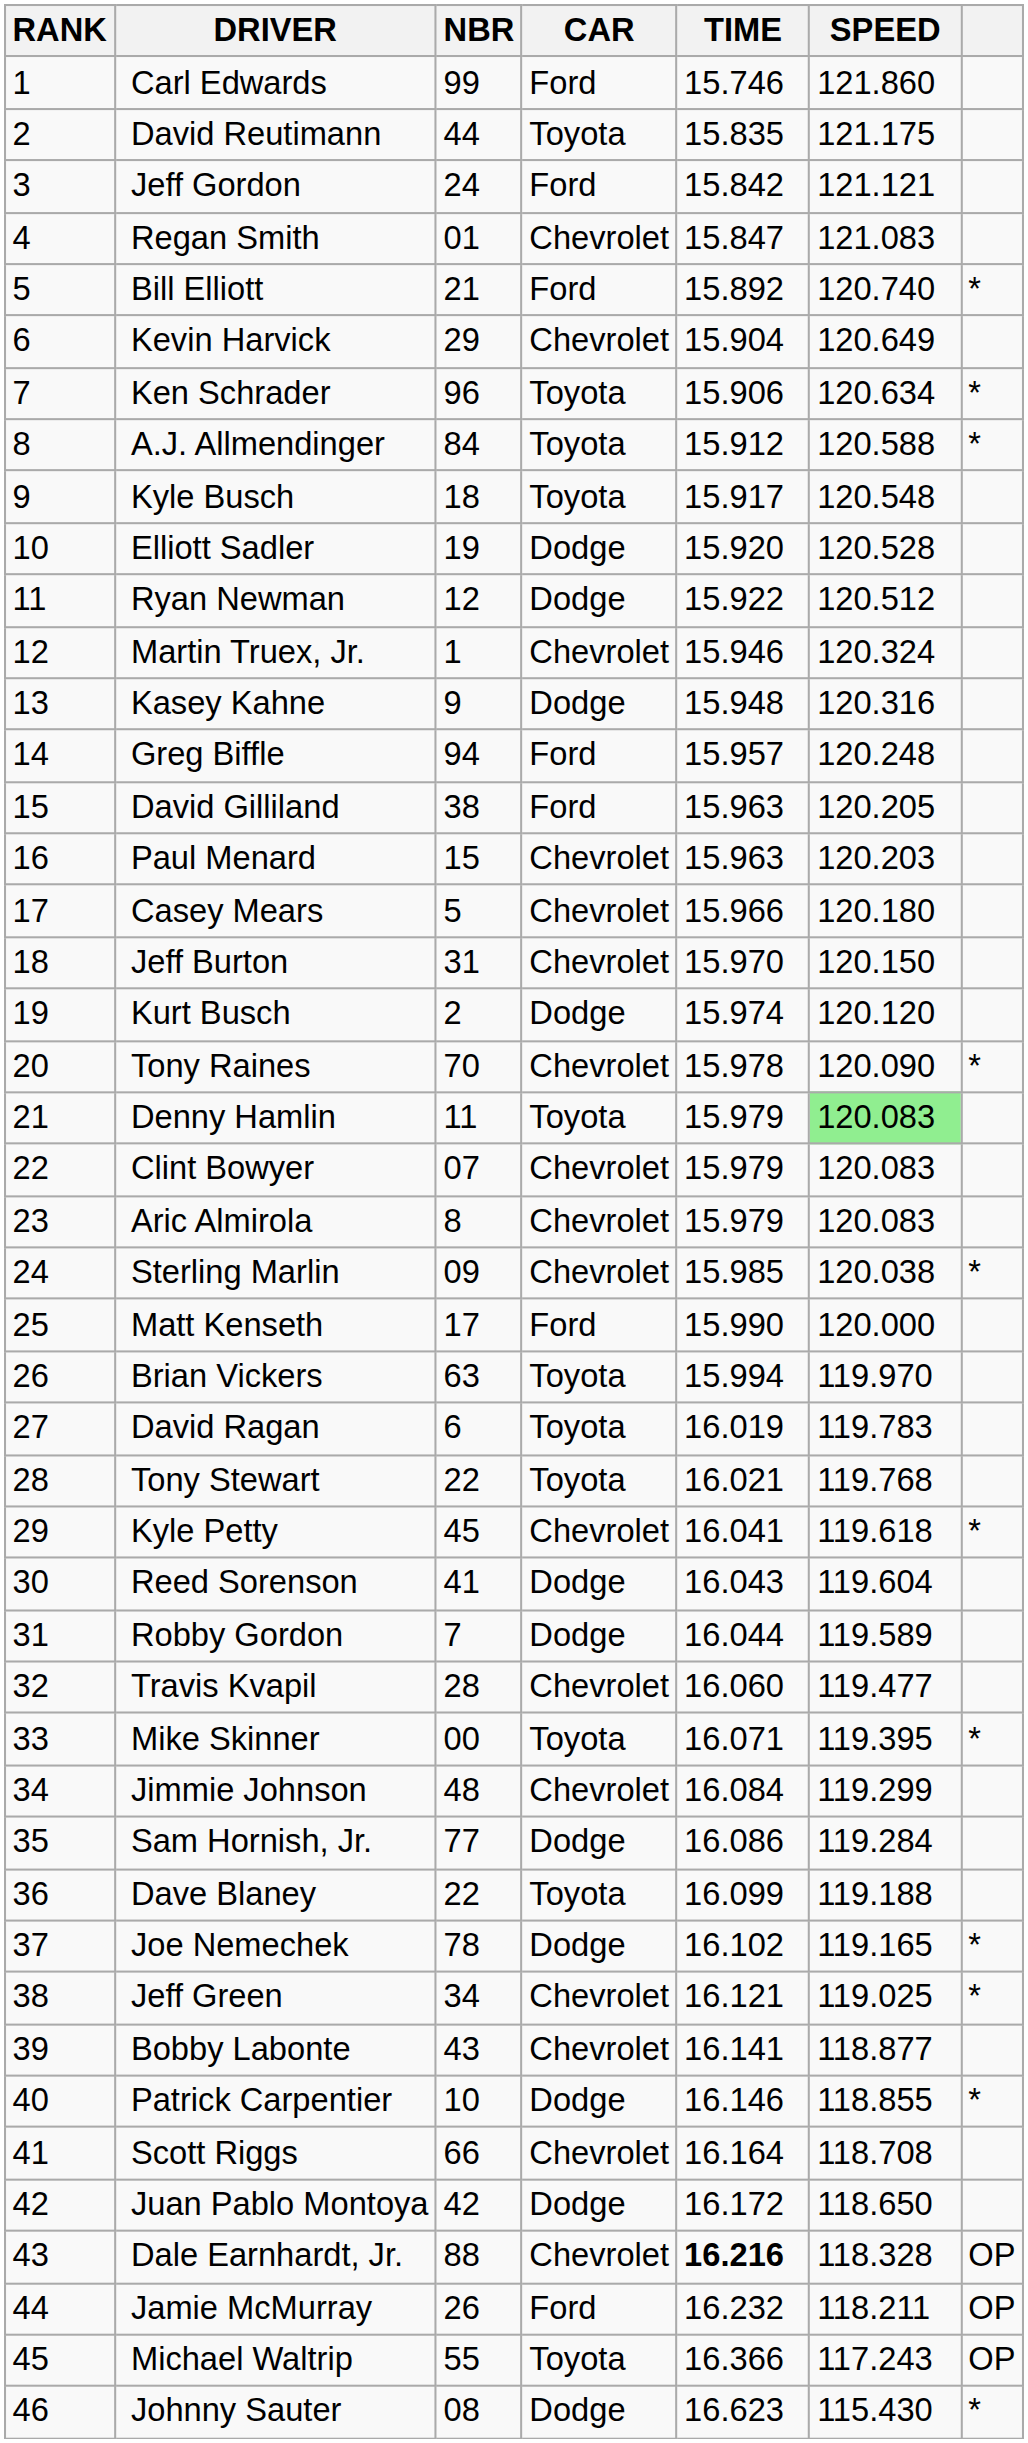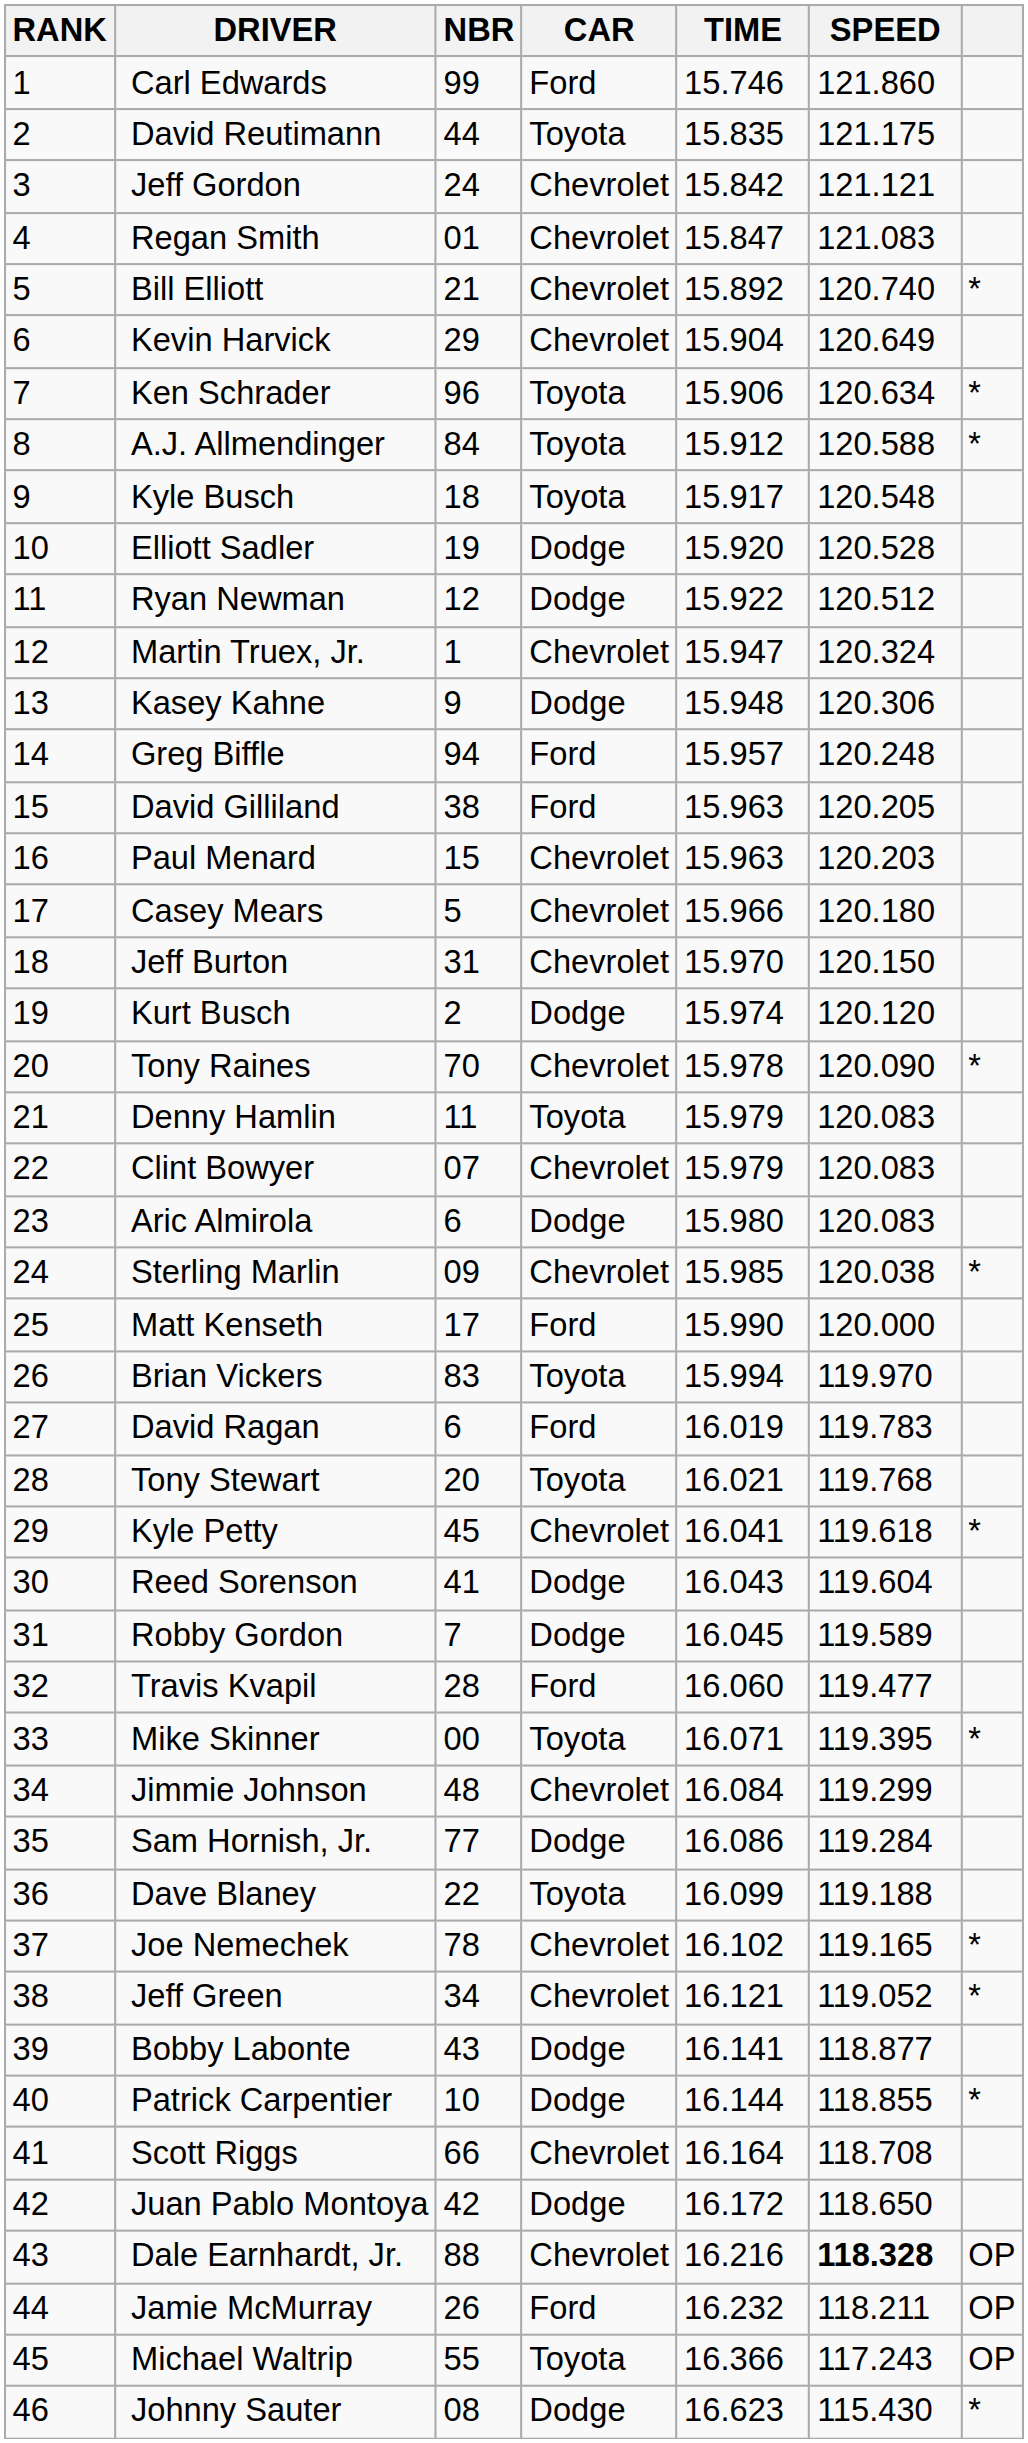(563, 185) Ford -> (599, 185) Chevrolet
(563, 289) Ford -> (599, 289) Chevrolet
(743, 651) 15.946 -> (743, 651) 15.947
(885, 703) 120.316 -> (885, 703) 120.306
(885, 1117) lightgreen background -> (885, 1117) no background
(453, 1220) 8 -> (453, 1220) 6
(599, 1220) Chevrolet -> (577, 1220) Dodge
(743, 1220) 15.979 -> (743, 1220) 15.980
(462, 1376) 63 -> (462, 1376) 83
(577, 1428) Toyota -> (563, 1428) Ford
(462, 1479) 22 -> (462, 1479) 20
(743, 1635) 16.044 -> (743, 1635) 16.045
(599, 1686) Chevrolet -> (563, 1686) Ford
(577, 1945) Dodge -> (599, 1945) Chevrolet
(884, 1997) 119.025 -> (884, 1997) 119.052
(599, 2049) Chevrolet -> (577, 2049) Dodge
(743, 2100) 16.146 -> (743, 2100) 16.144
(743, 2256) bold -> (743, 2256) normal
(884, 2256) normal -> (884, 2256) bold
